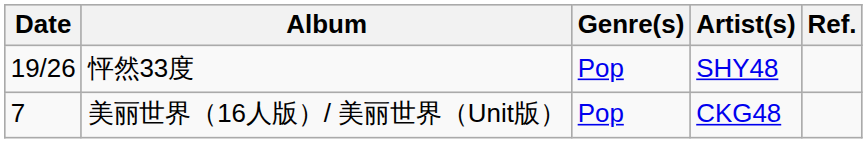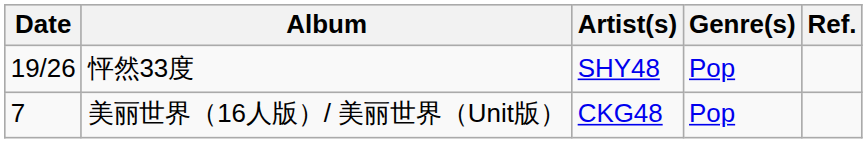columns swapped: (746, 25) <-> (631, 25)
